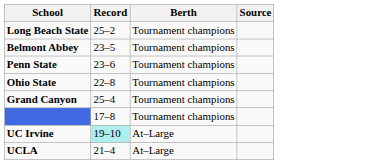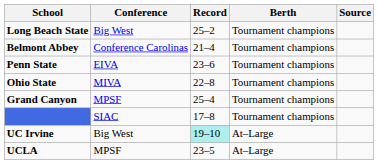+ column: (141, 13)
(104, 47) 23–5 -> (204, 47) 21–4
(104, 151) 21–4 -> (204, 151) 23–5
